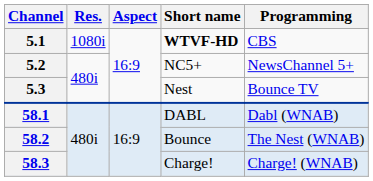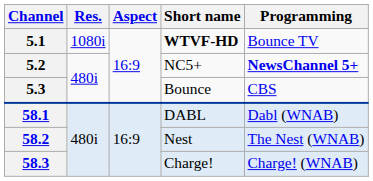(262, 41) CBS -> (283, 41) Bounce TV
(301, 65) normal -> (303, 65) bold
(178, 89) Nest -> (188, 89) Bounce
(283, 89) Bounce TV -> (262, 89) CBS
(188, 139) Bounce -> (178, 139) Nest
